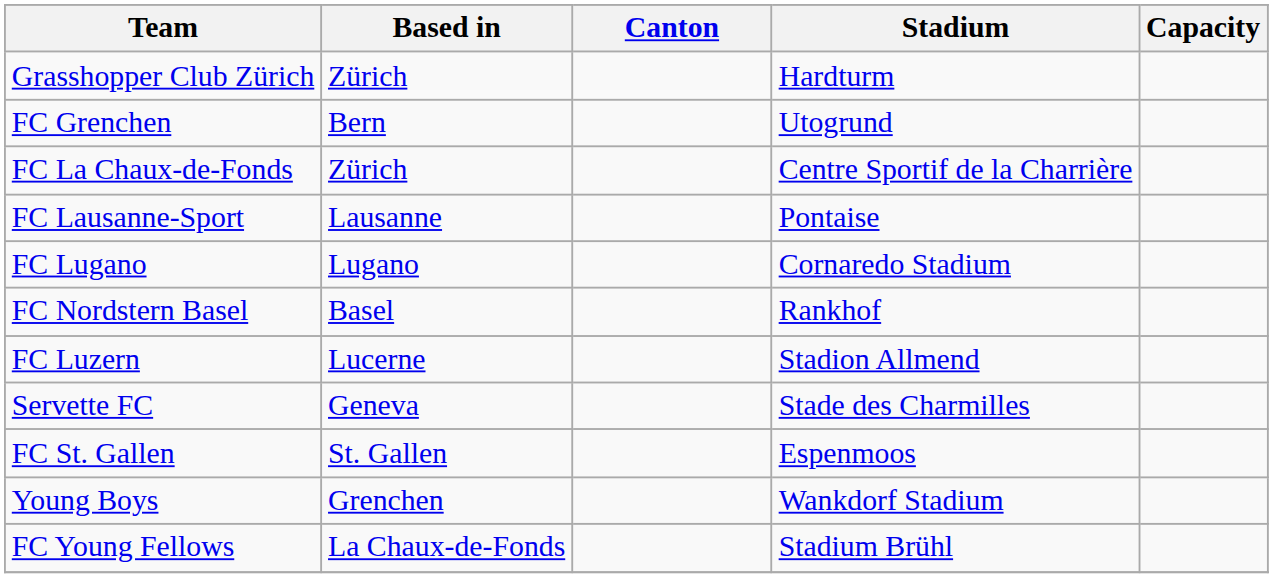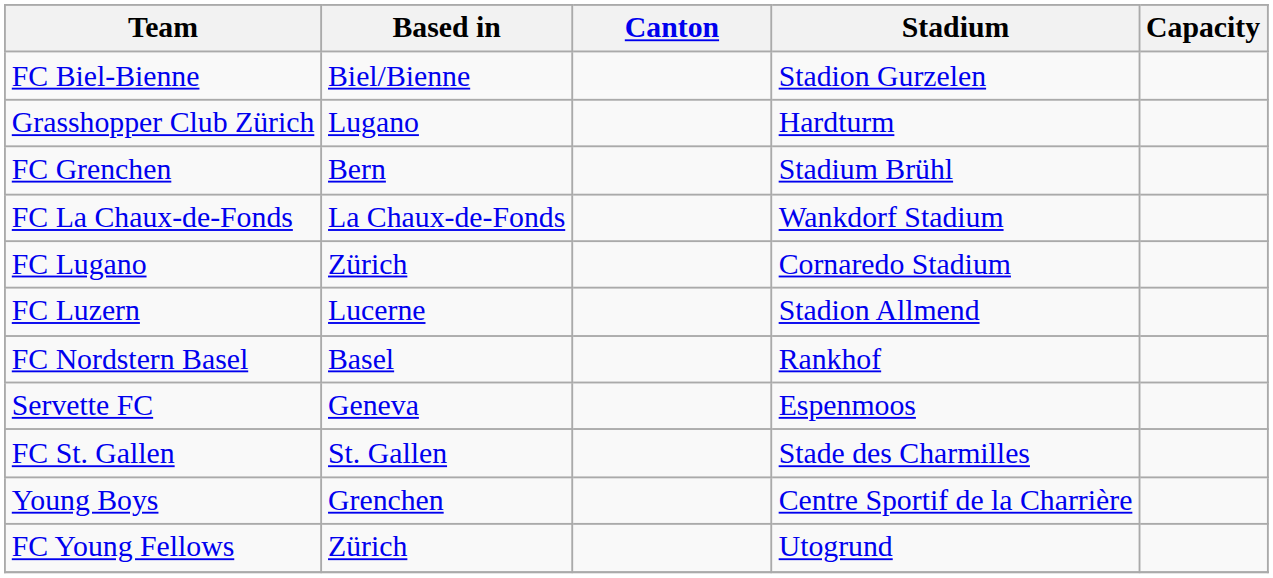+ row: (106, 75)
(368, 75) Zürich -> (373, 122) Lugano
(836, 122) Utogrund -> (866, 169) Stadium Brühl
(368, 169) Zürich -> (447, 216) La Chaux-de-Fonds
(956, 169) Centre Sportif de la Charrière -> (891, 216) Wankdorf Stadium
- row: (128, 216)
(373, 264) Lugano -> (368, 264) Zürich
rows swapped: (76, 358) <-> (130, 311)
(904, 405) Stade des Charmilles -> (847, 405) Espenmoos
(847, 452) Espenmoos -> (904, 452) Stade des Charmilles
(891, 500) Wankdorf Stadium -> (956, 500) Centre Sportif de la Charrière
(447, 547) La Chaux-de-Fonds -> (368, 547) Zürich
(866, 547) Stadium Brühl -> (836, 547) Utogrund
